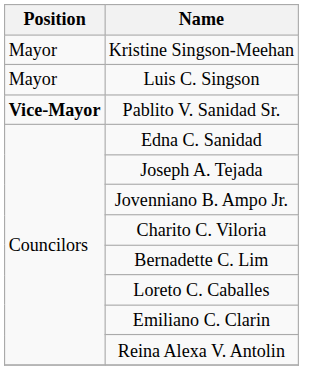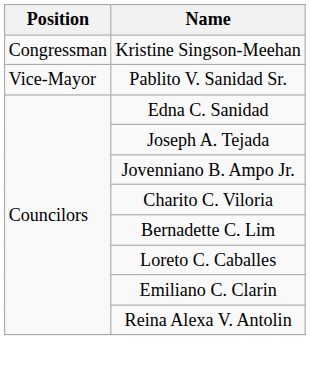(33, 50) Mayor -> (58, 50) Congressman
- row: (201, 80)
(55, 110) bold -> (52, 80) normal
